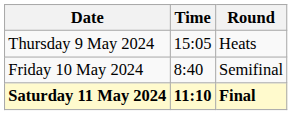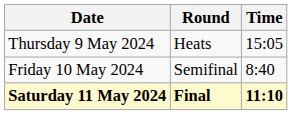columns swapped: (193, 17) <-> (251, 17)
